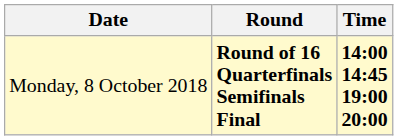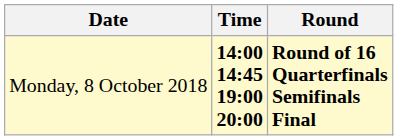columns swapped: (365, 20) <-> (274, 20)
